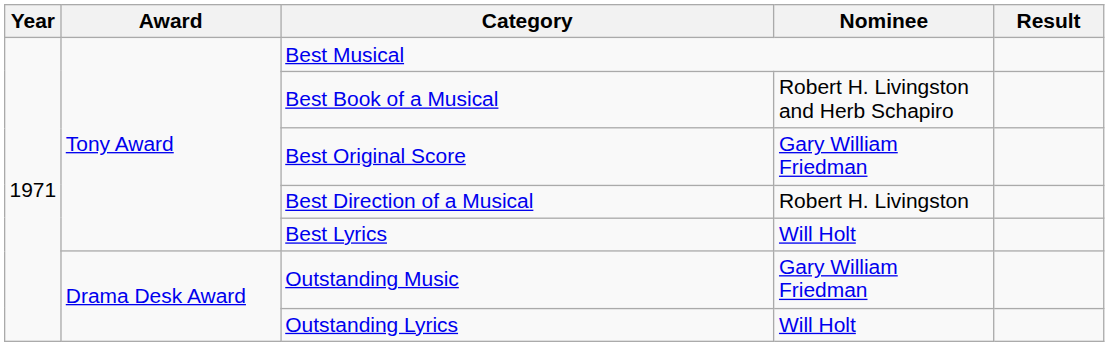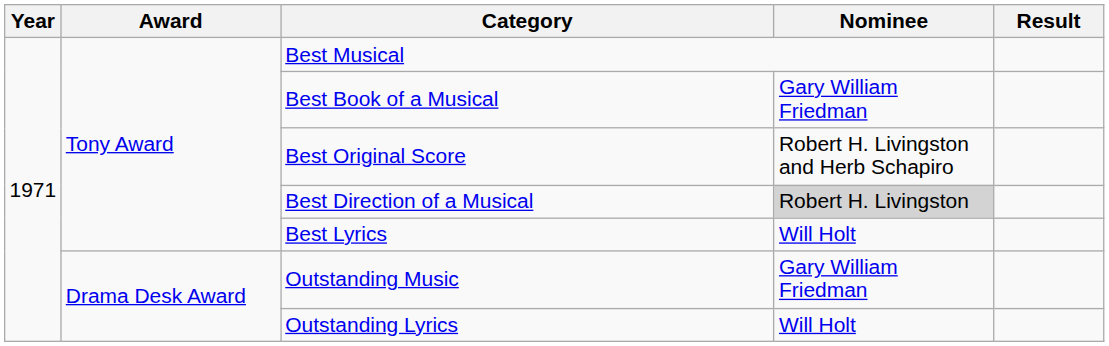(874, 99) Robert H. Livingston and Herb Schapiro -> (838, 99) Gary William Friedman
(838, 156) Gary William Friedman -> (874, 156) Robert H. Livingston and Herb Schapiro
(874, 201) no background -> (874, 201) lightgrey background
